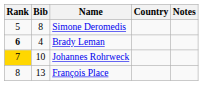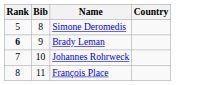- column: (184, 12)
(41, 42) 4 -> (41, 42) 9
(18, 57) gold background -> (18, 57) no background
(41, 73) 13 -> (41, 73) 11
